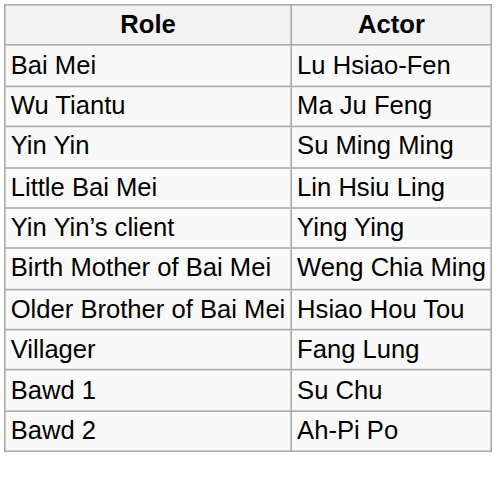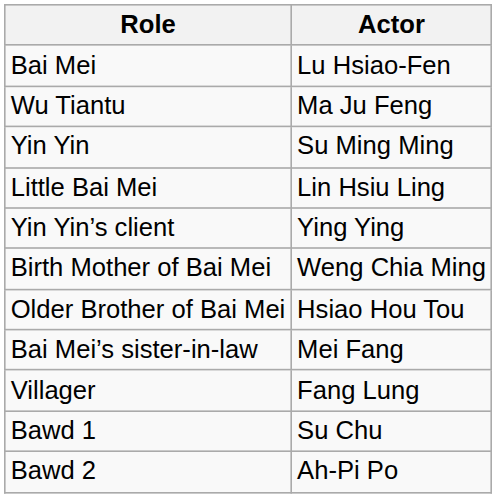+ row: (134, 349)
